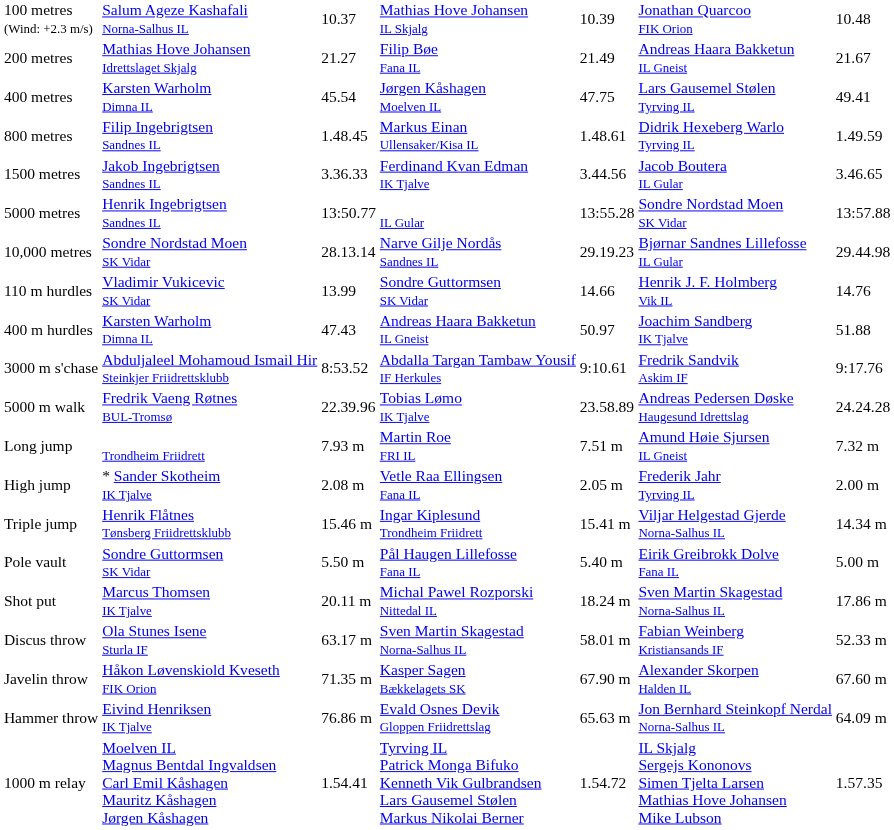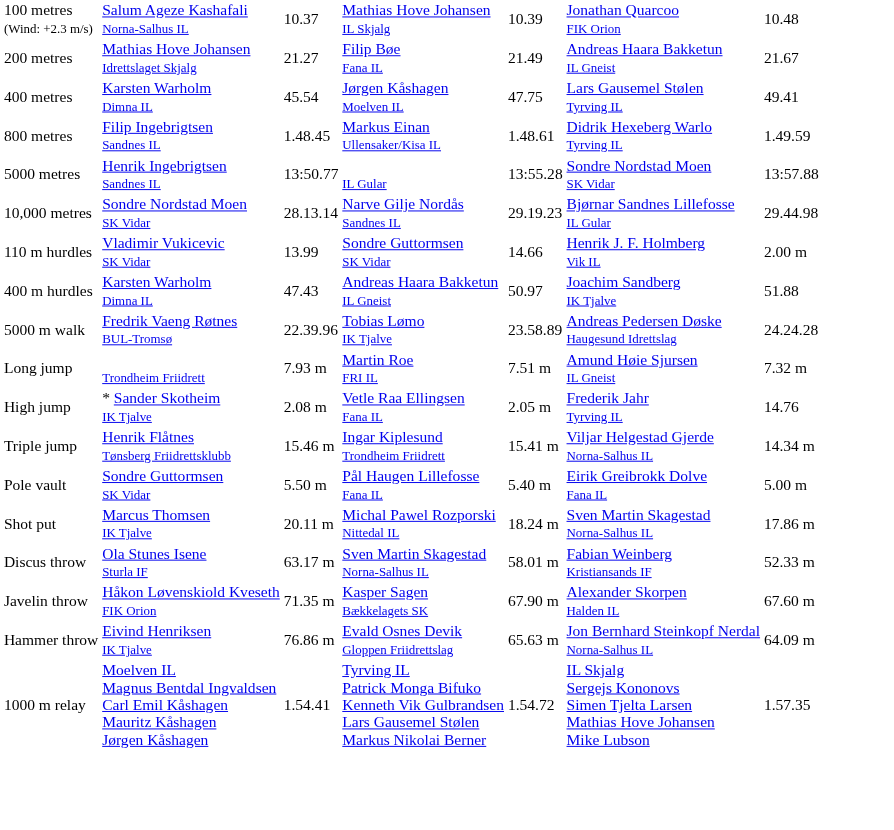- row: (42, 174)
(853, 290) 14.76 -> (785, 252) 2.00 m
- row: (51, 368)
(857, 484) 2.00 m -> (781, 407) 14.76
